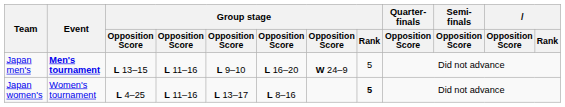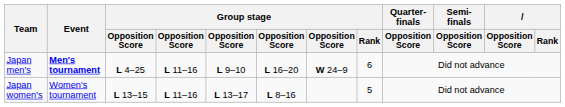(131, 70) L 13–15 -> (131, 70) L 4–25
(370, 65) 5 -> (370, 65) 6
(131, 95) L 4–25 -> (131, 95) L 13–15
(370, 90) bold -> (370, 90) normal
